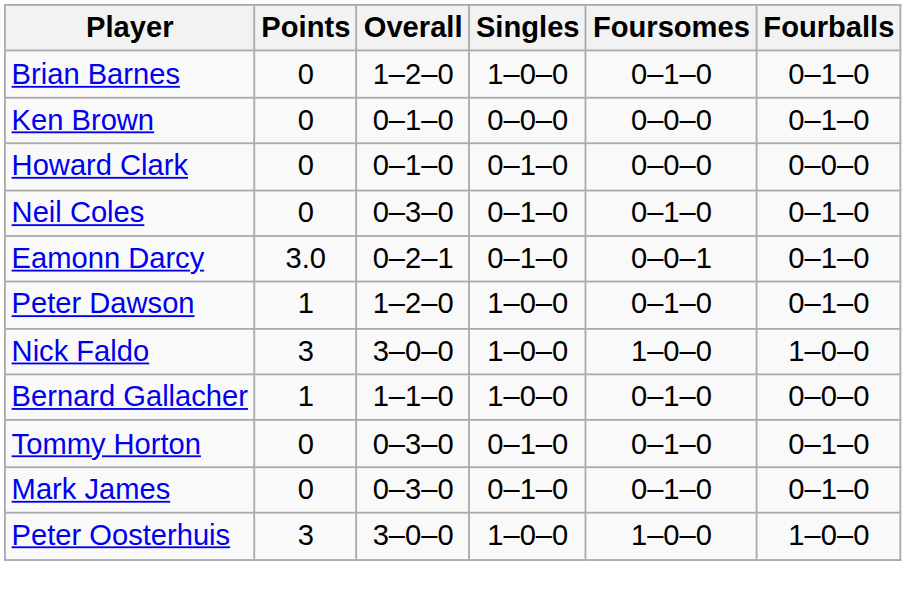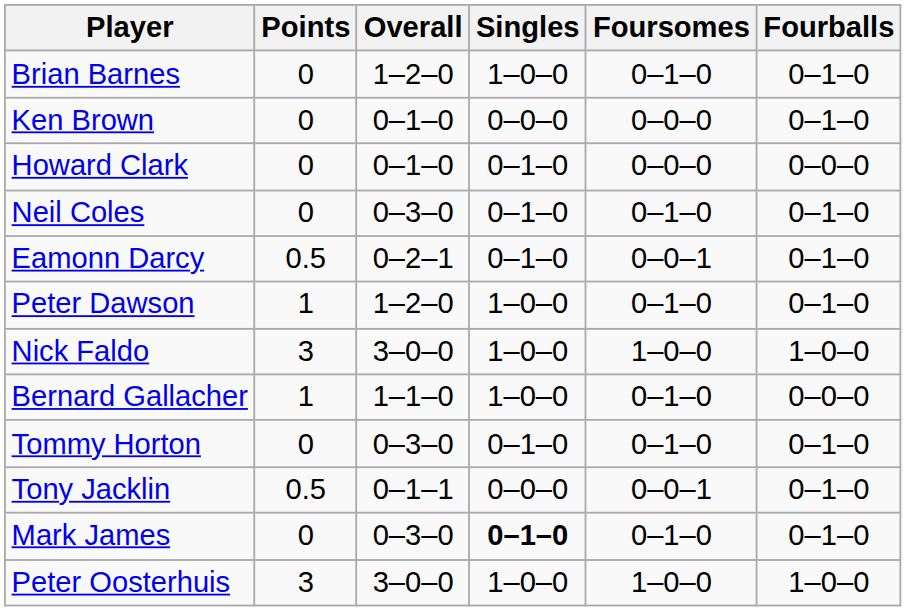(306, 258) 3.0 -> (306, 258) 0.5
+ row: (91, 489)
(528, 489) normal -> (528, 535) bold
